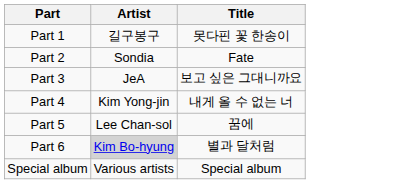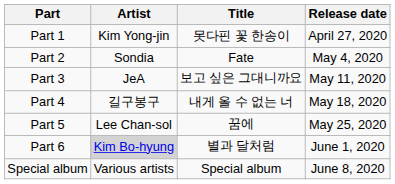+ column: (348, 14)
(134, 35) 길구봉구 -> (134, 36) Kim Yong-jin
(134, 101) Kim Yong-jin -> (134, 101) 길구봉구
